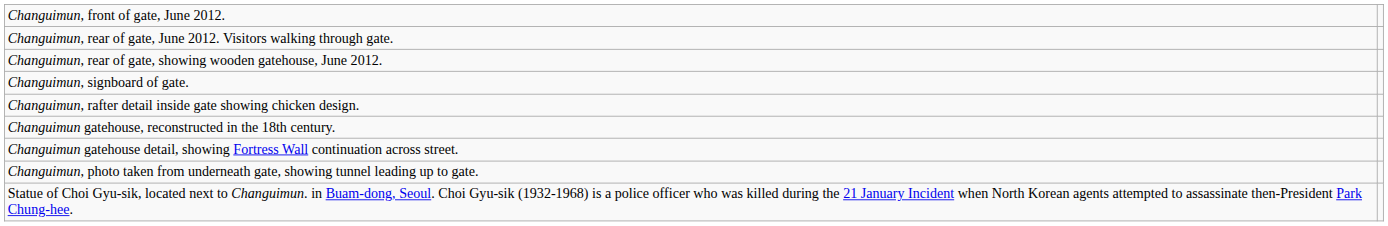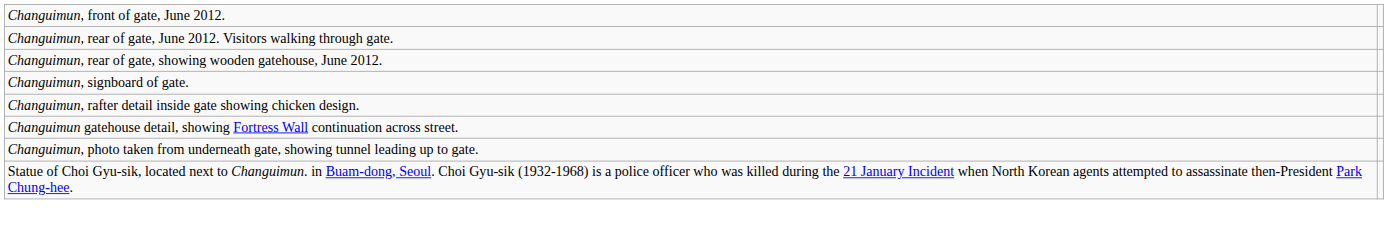- row: (171, 127)
